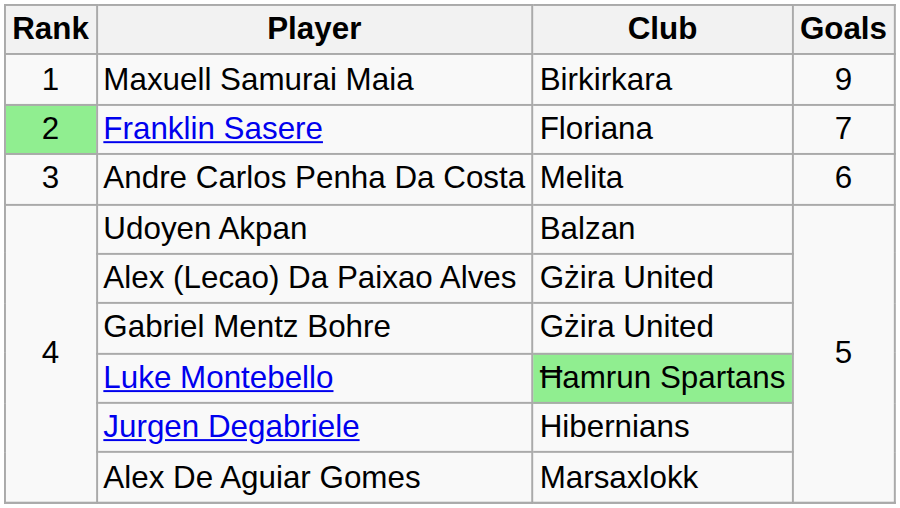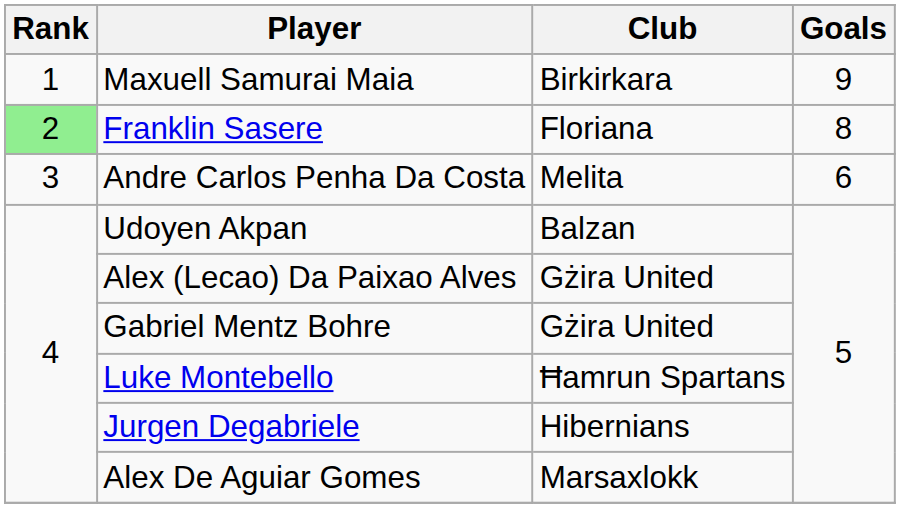(843, 128) 7 -> (843, 128) 8
(663, 377) lightgreen background -> (663, 377) no background
